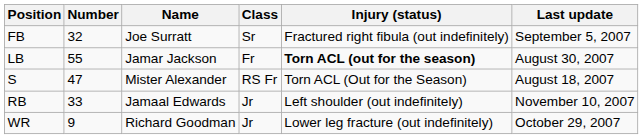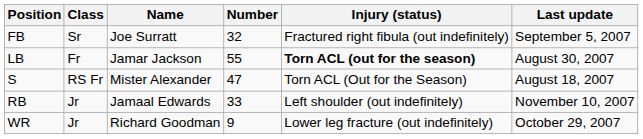columns swapped: (93, 15) <-> (260, 15)
